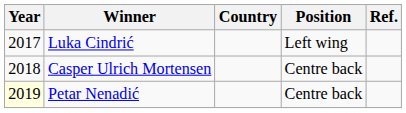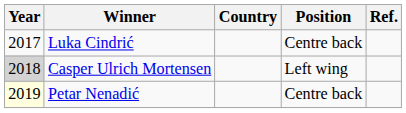(316, 42) Left wing -> (323, 42) Centre back
(24, 68) no background -> (24, 68) lightgrey background
(323, 68) Centre back -> (316, 68) Left wing
